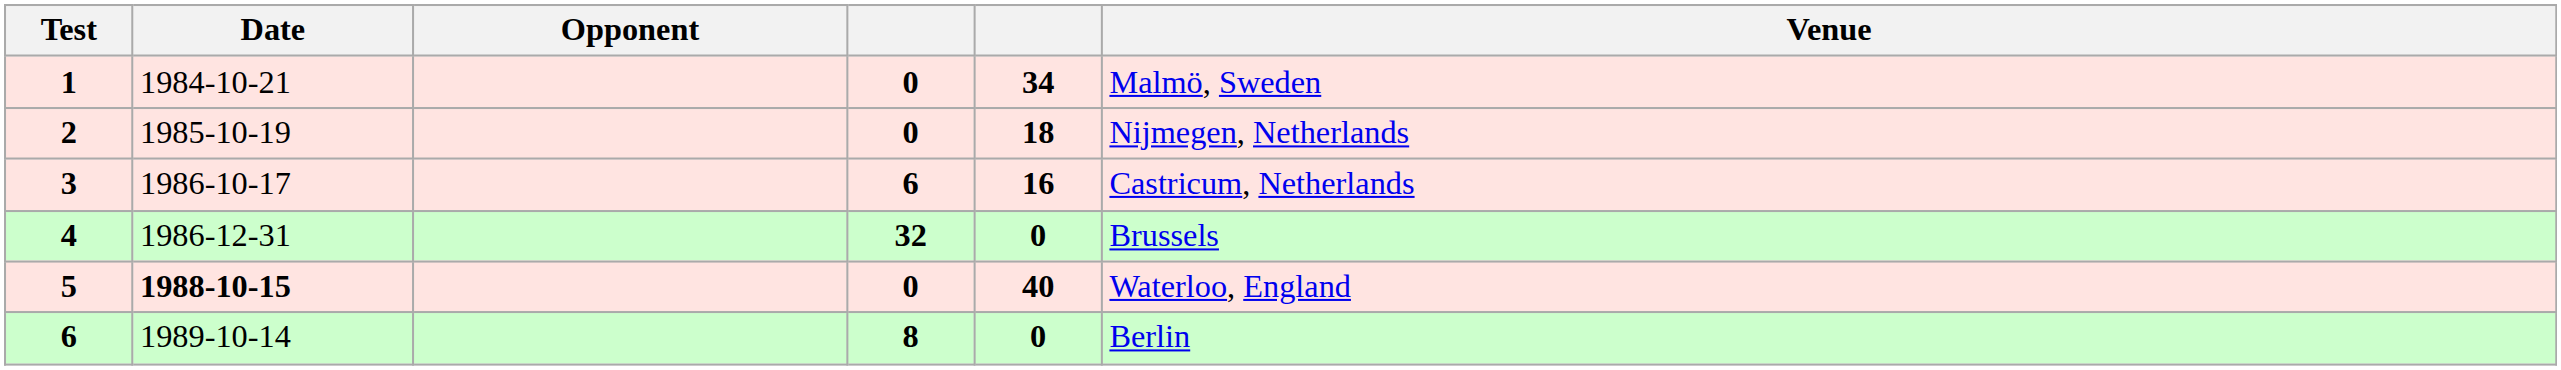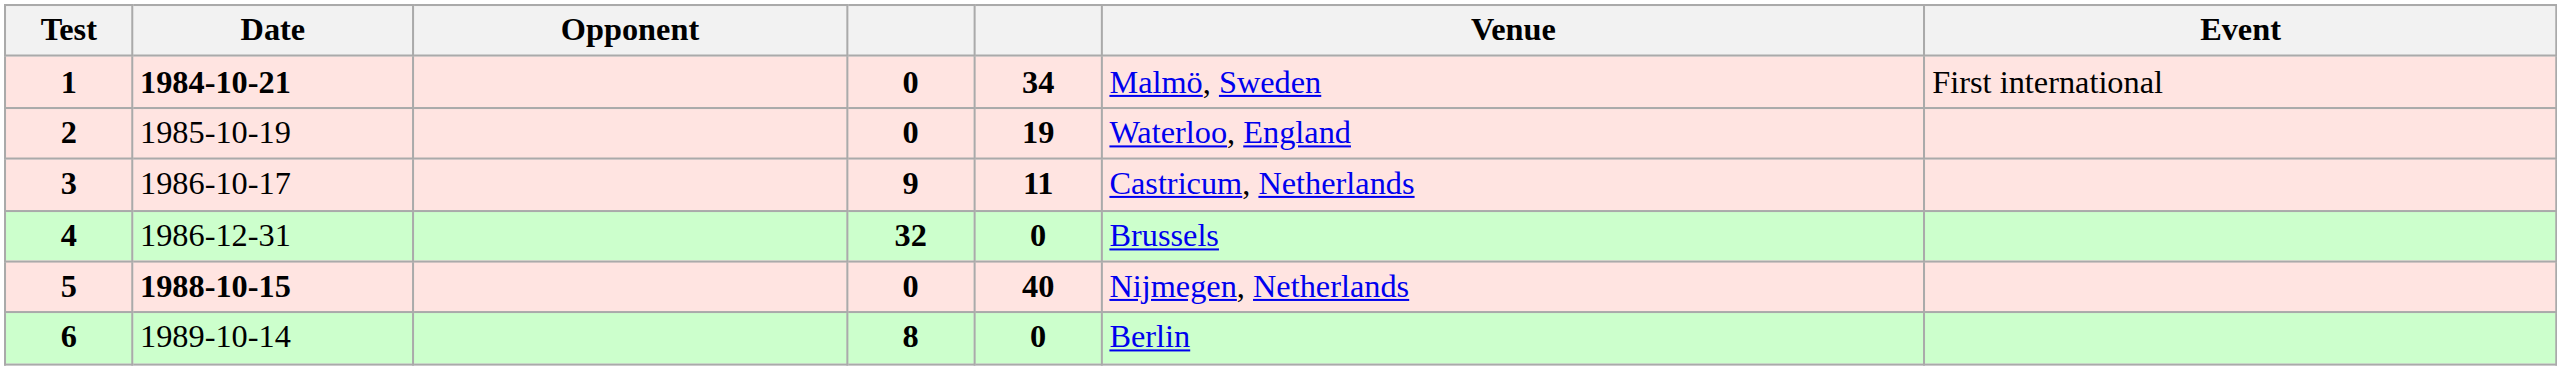+ column: (2241, 30)
(215, 81) normal -> (215, 81) bold
(1038, 132) 18 -> (1038, 132) 19
(1259, 132) Nijmegen, Netherlands -> (1230, 132) Waterloo, England
(911, 183) 6 -> (911, 183) 9
(1038, 183) 16 -> (1038, 183) 11
(1230, 286) Waterloo, England -> (1259, 286) Nijmegen, Netherlands
